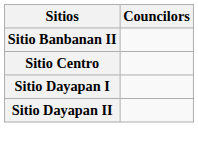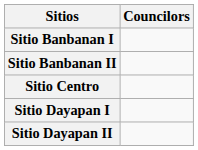+ row: (62, 40)
